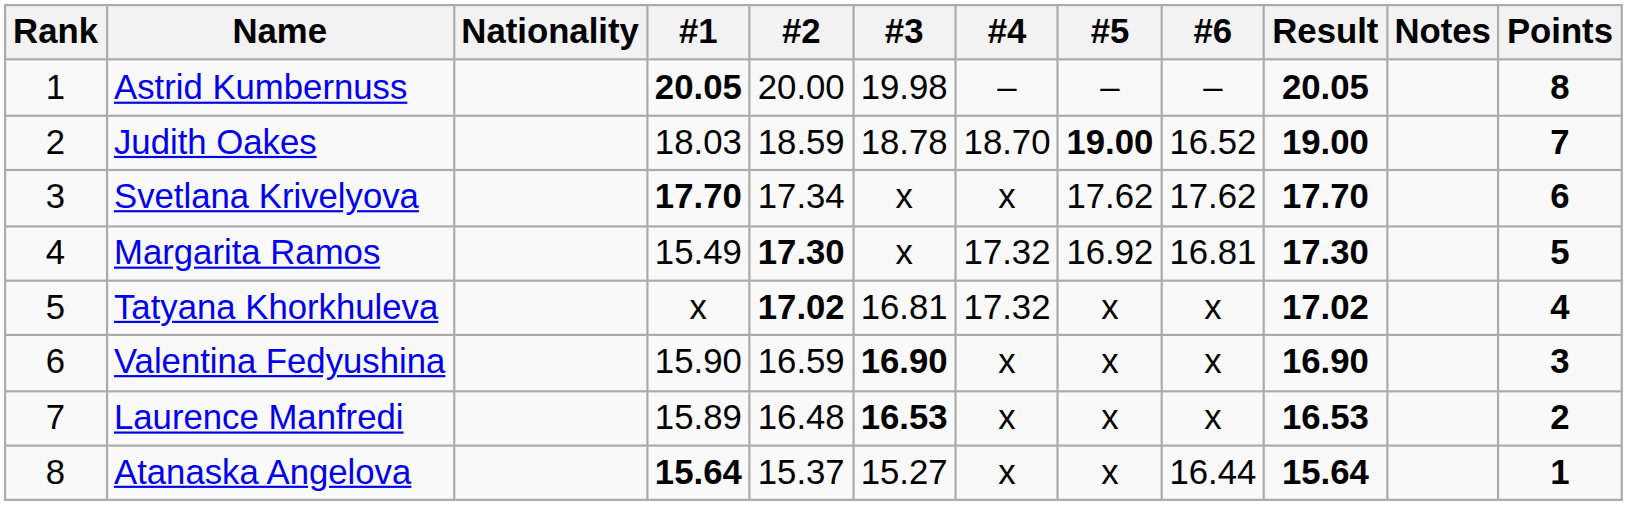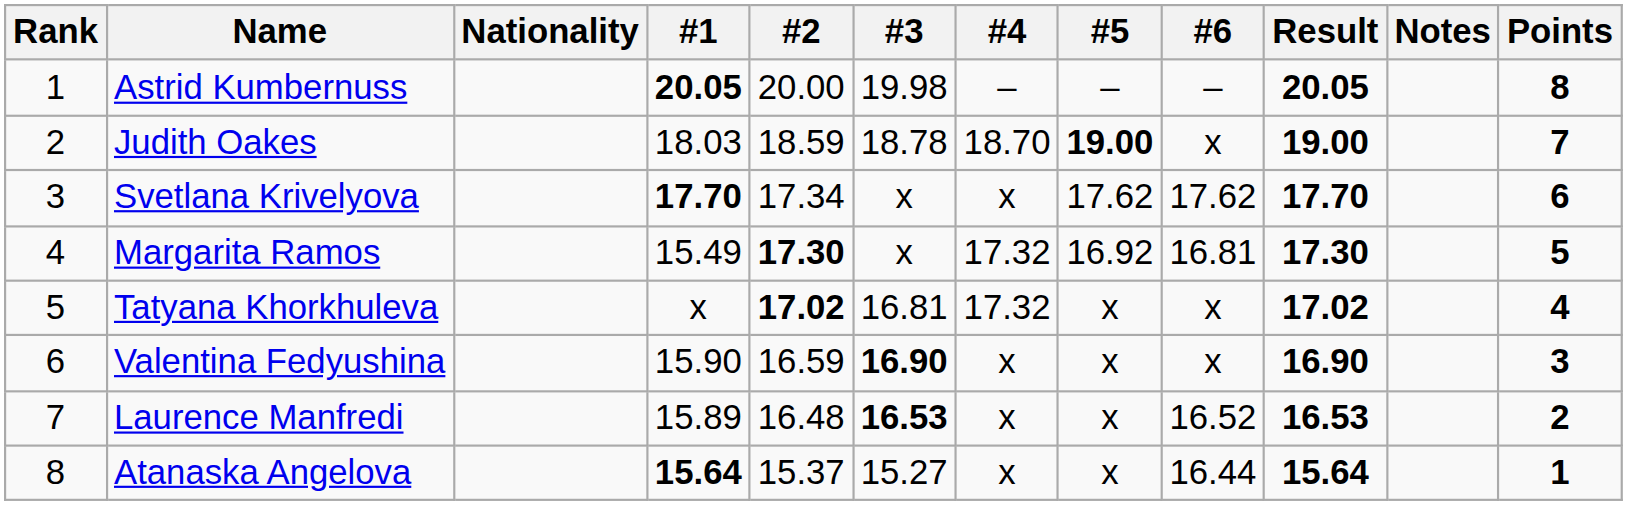(1213, 142) 16.52 -> (1213, 142) x
(1213, 417) x -> (1213, 417) 16.52
